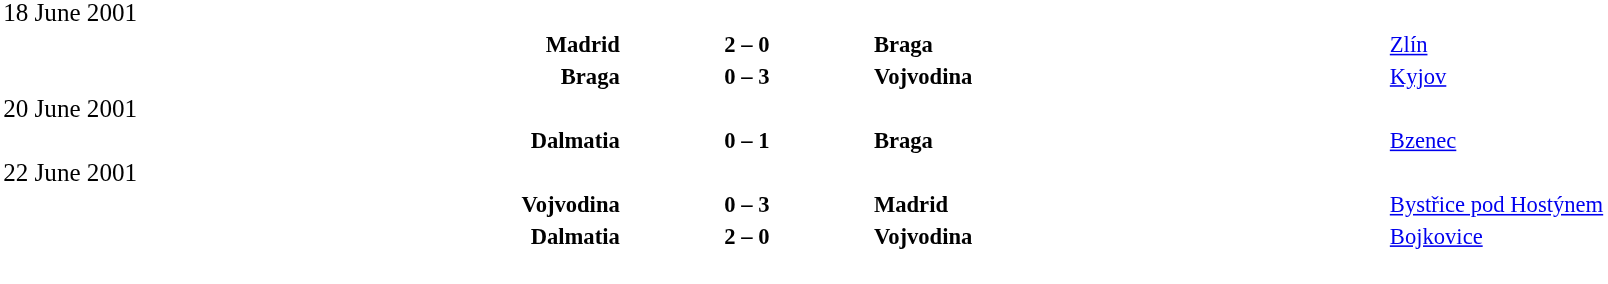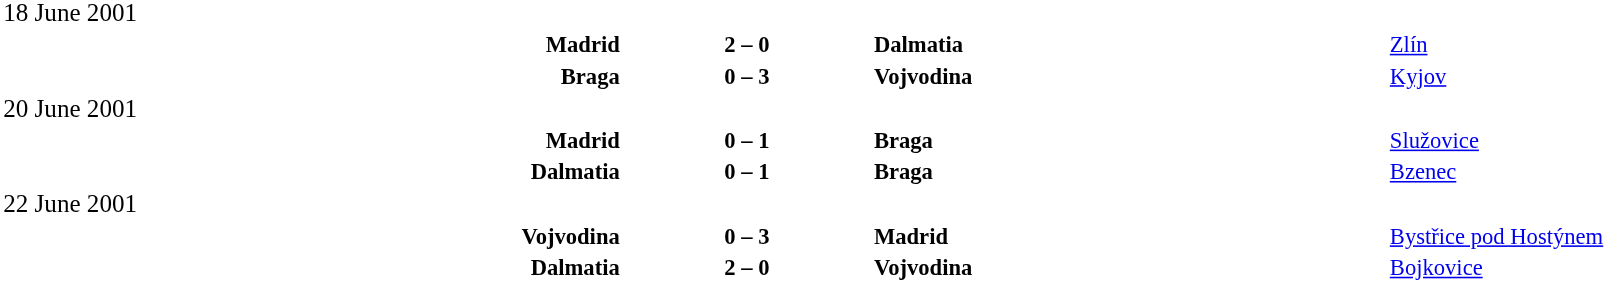(903, 44) Braga -> (918, 44) Dalmatia
+ row: (583, 140)
